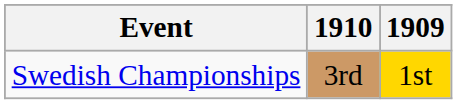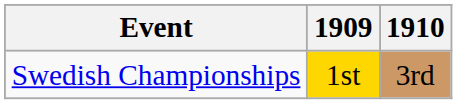columns swapped: (415, 27) <-> (343, 27)
